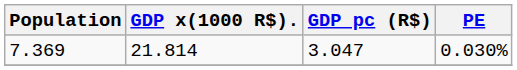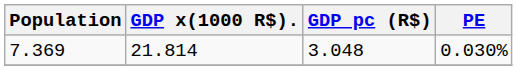(336, 50) 3.047 -> (336, 50) 3.048
